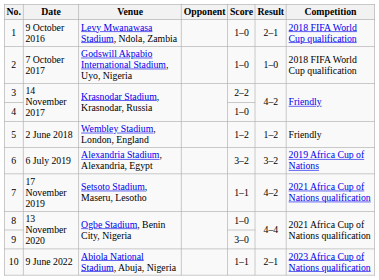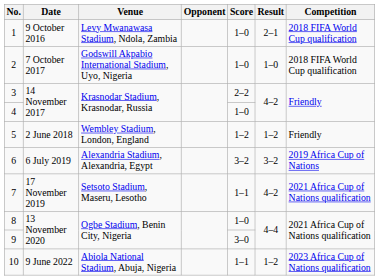(271, 262) 2–1 -> (271, 262) 1–2
